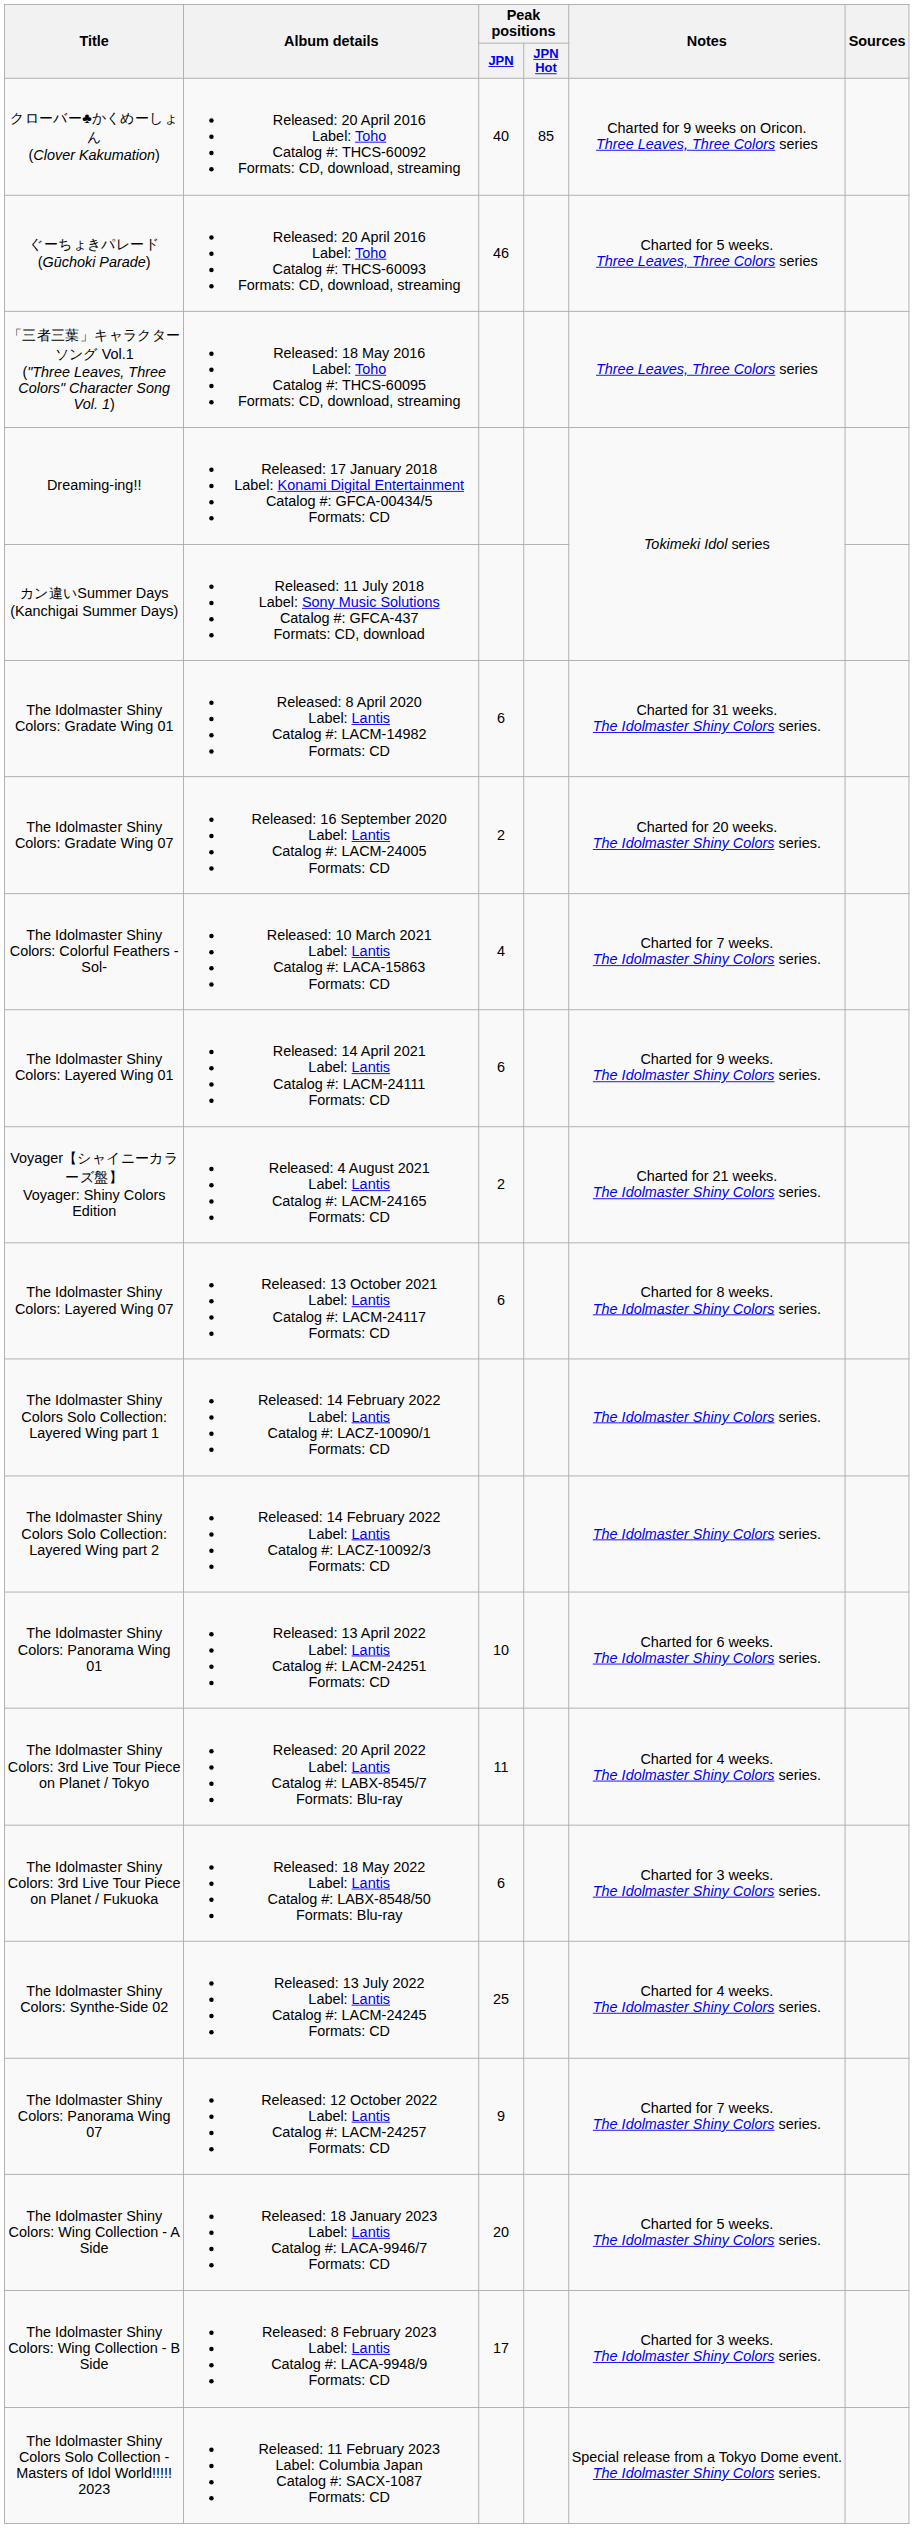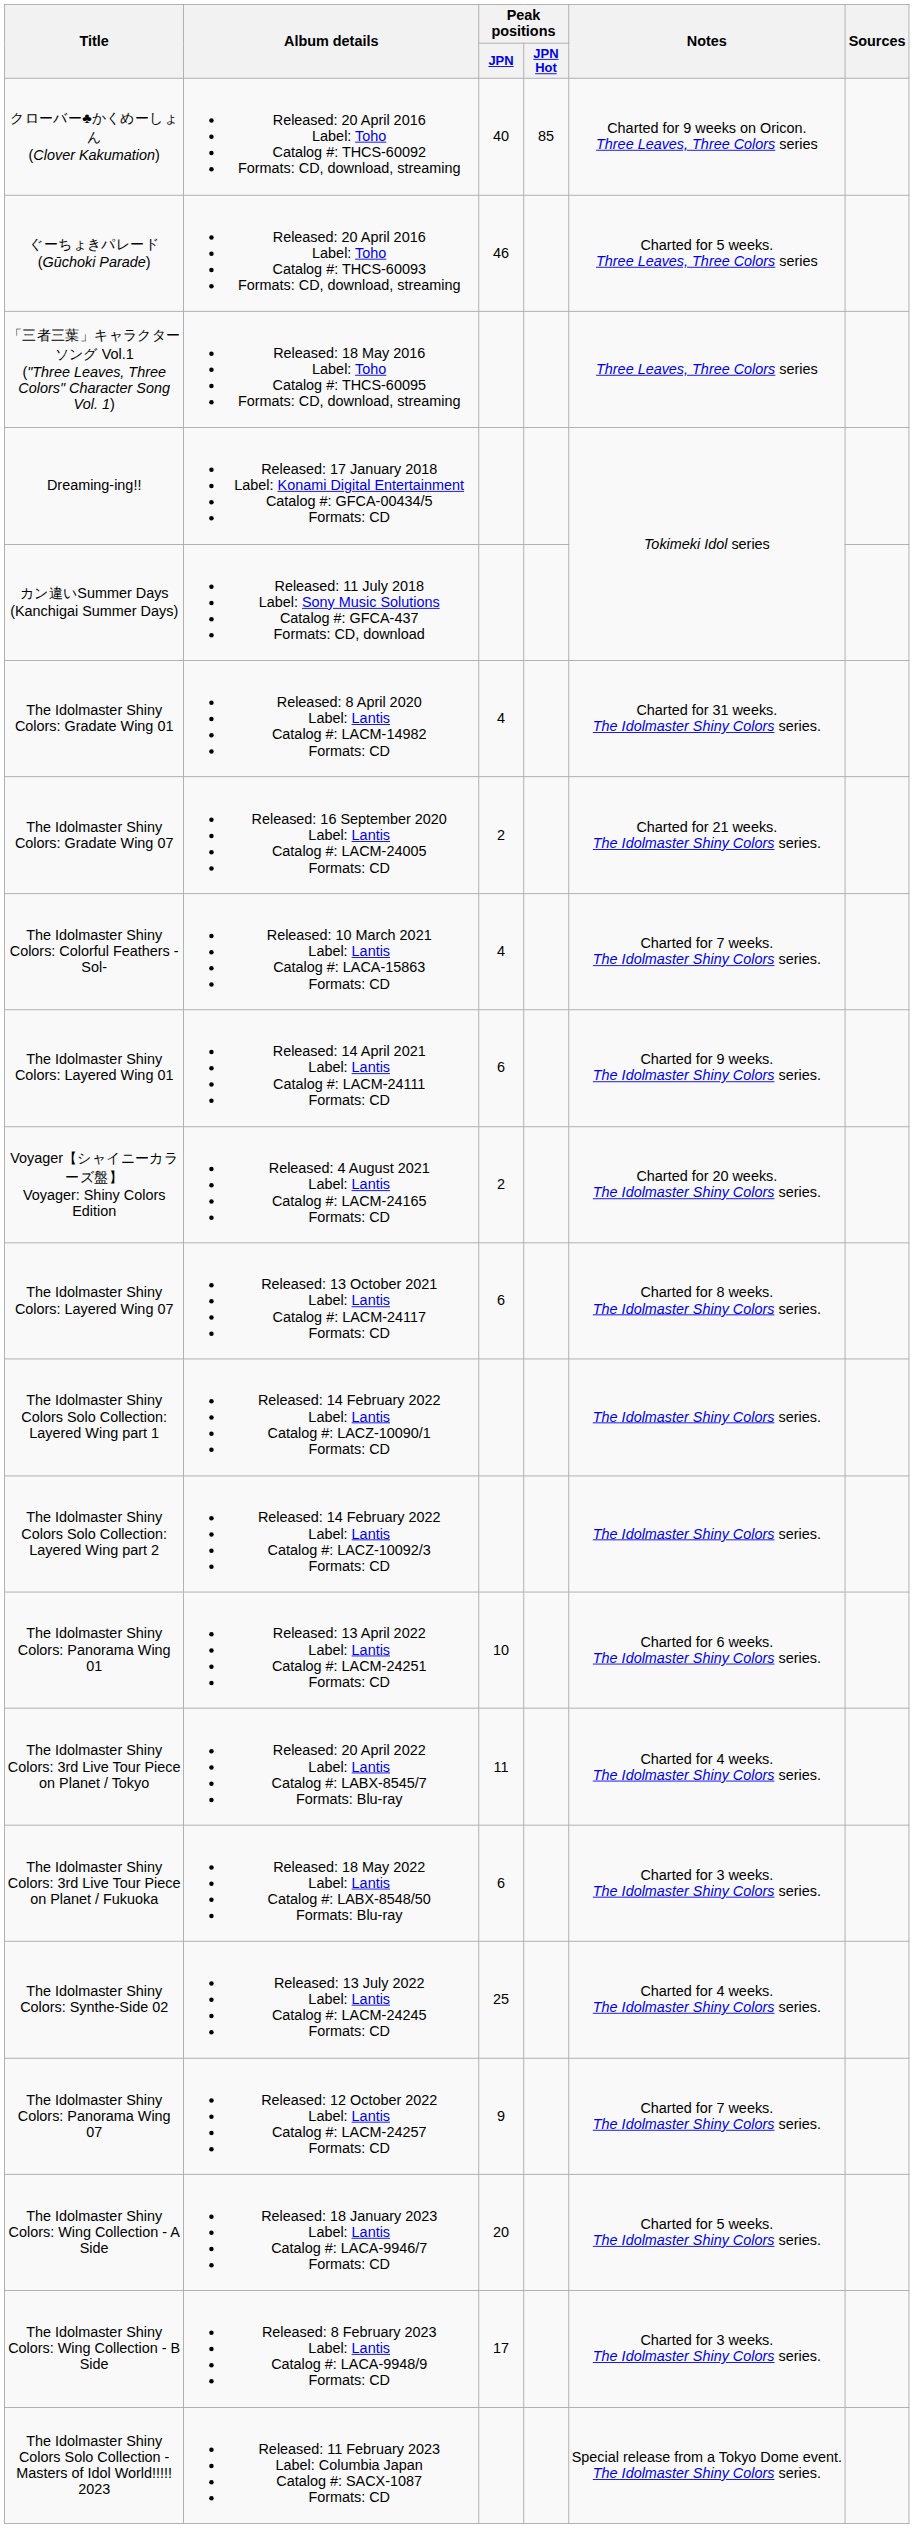(501, 718) 6 -> (501, 718) 4
(707, 835) Charted for 20 weeks. The Idolmaster Shiny Colors series. -> (707, 835) Charted for 21 weeks. The Idolmaster Shiny Colors series.
(707, 1184) Charted for 21 weeks. The Idolmaster Shiny Colors series. -> (707, 1184) Charted for 20 weeks. The Idolmaster Shiny Colors series.
